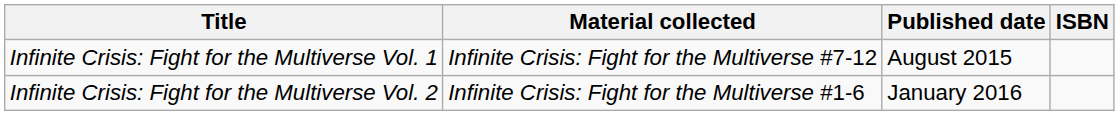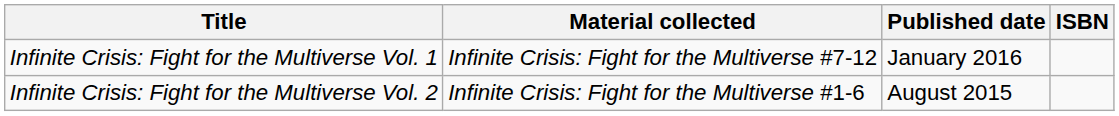(950, 57) August 2015 -> (955, 57) January 2016
(955, 92) January 2016 -> (950, 92) August 2015
